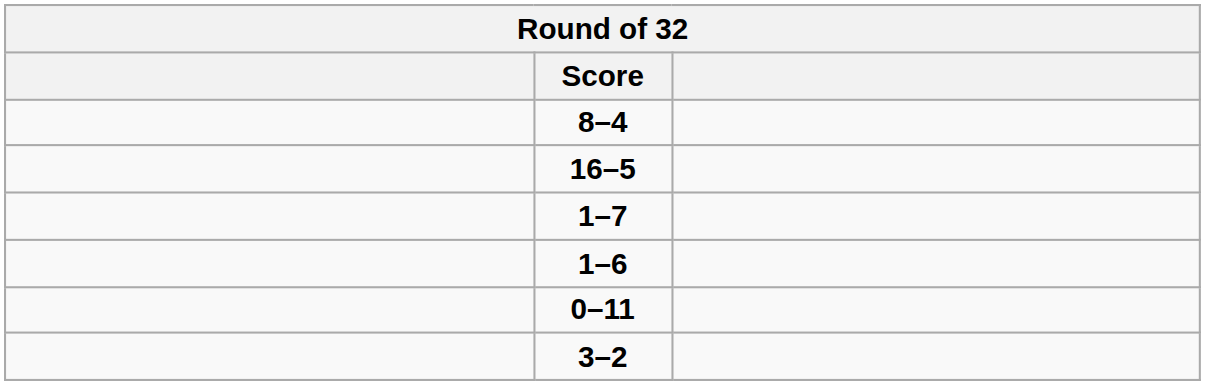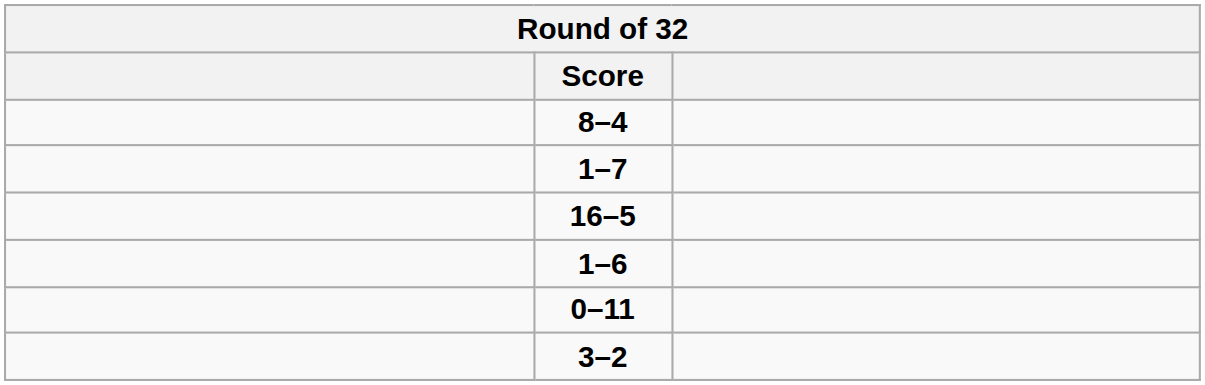rows swapped: (603, 216) <-> (603, 169)
